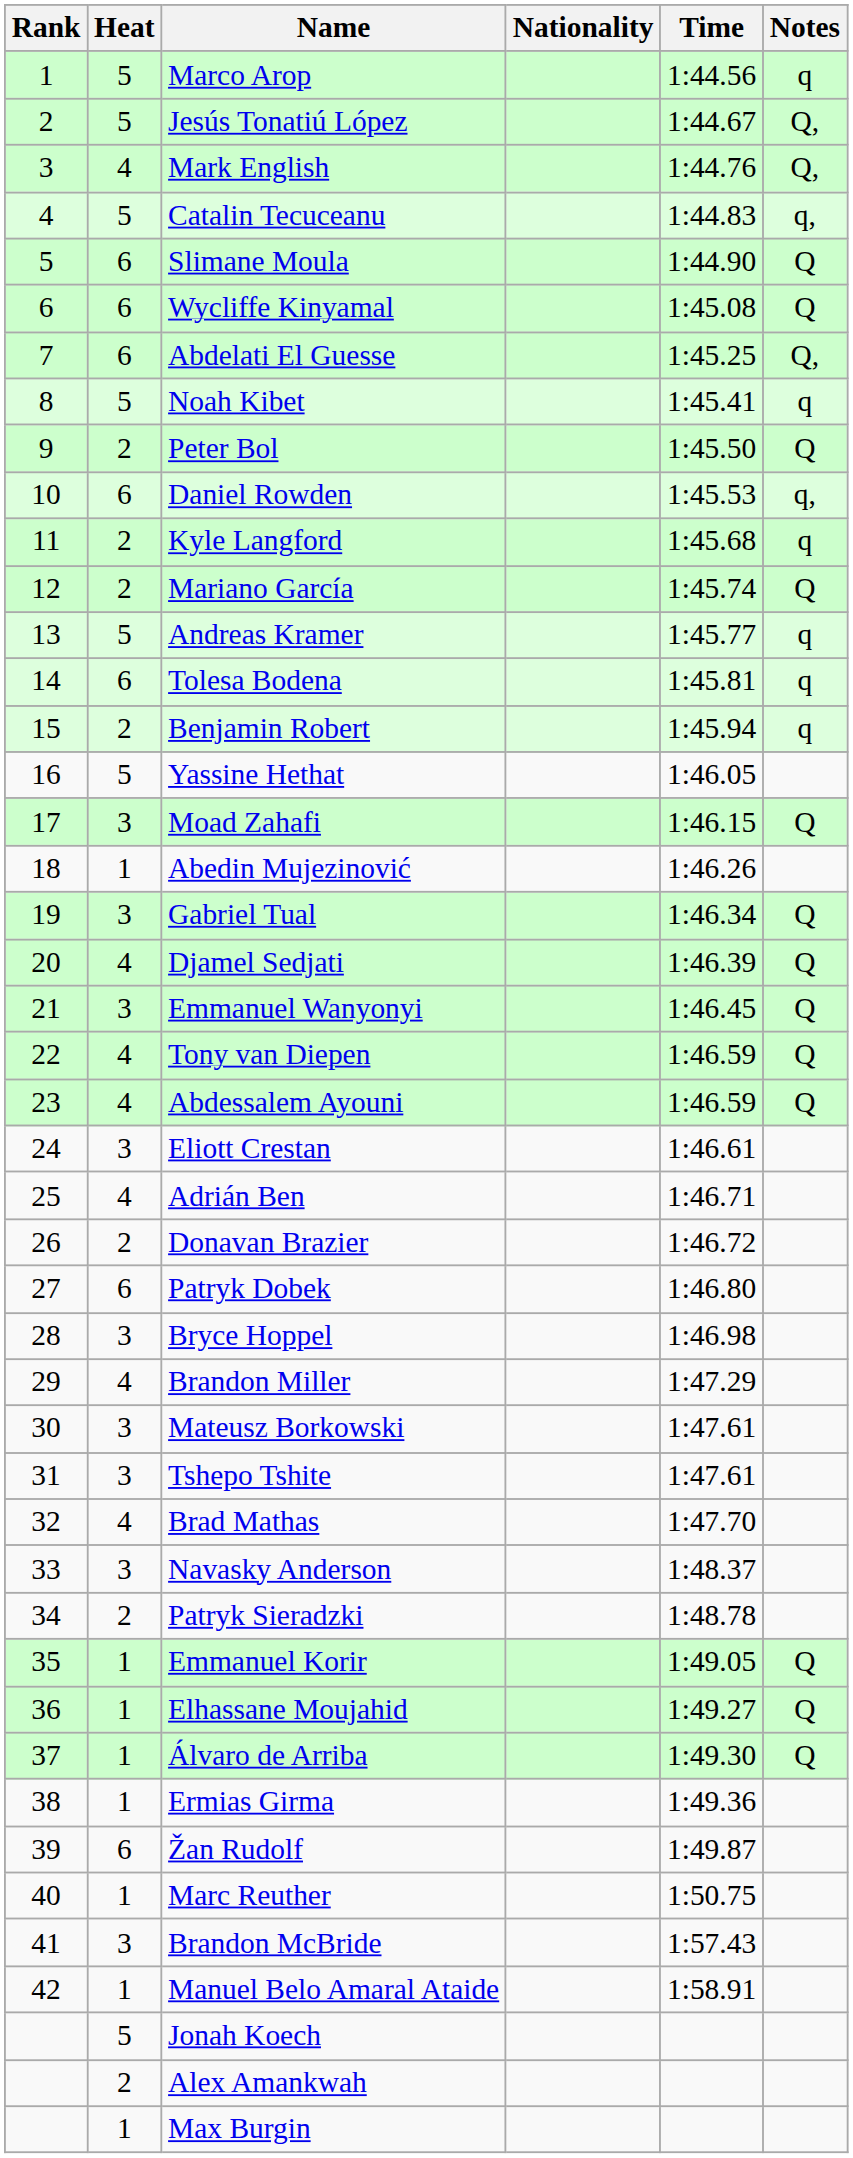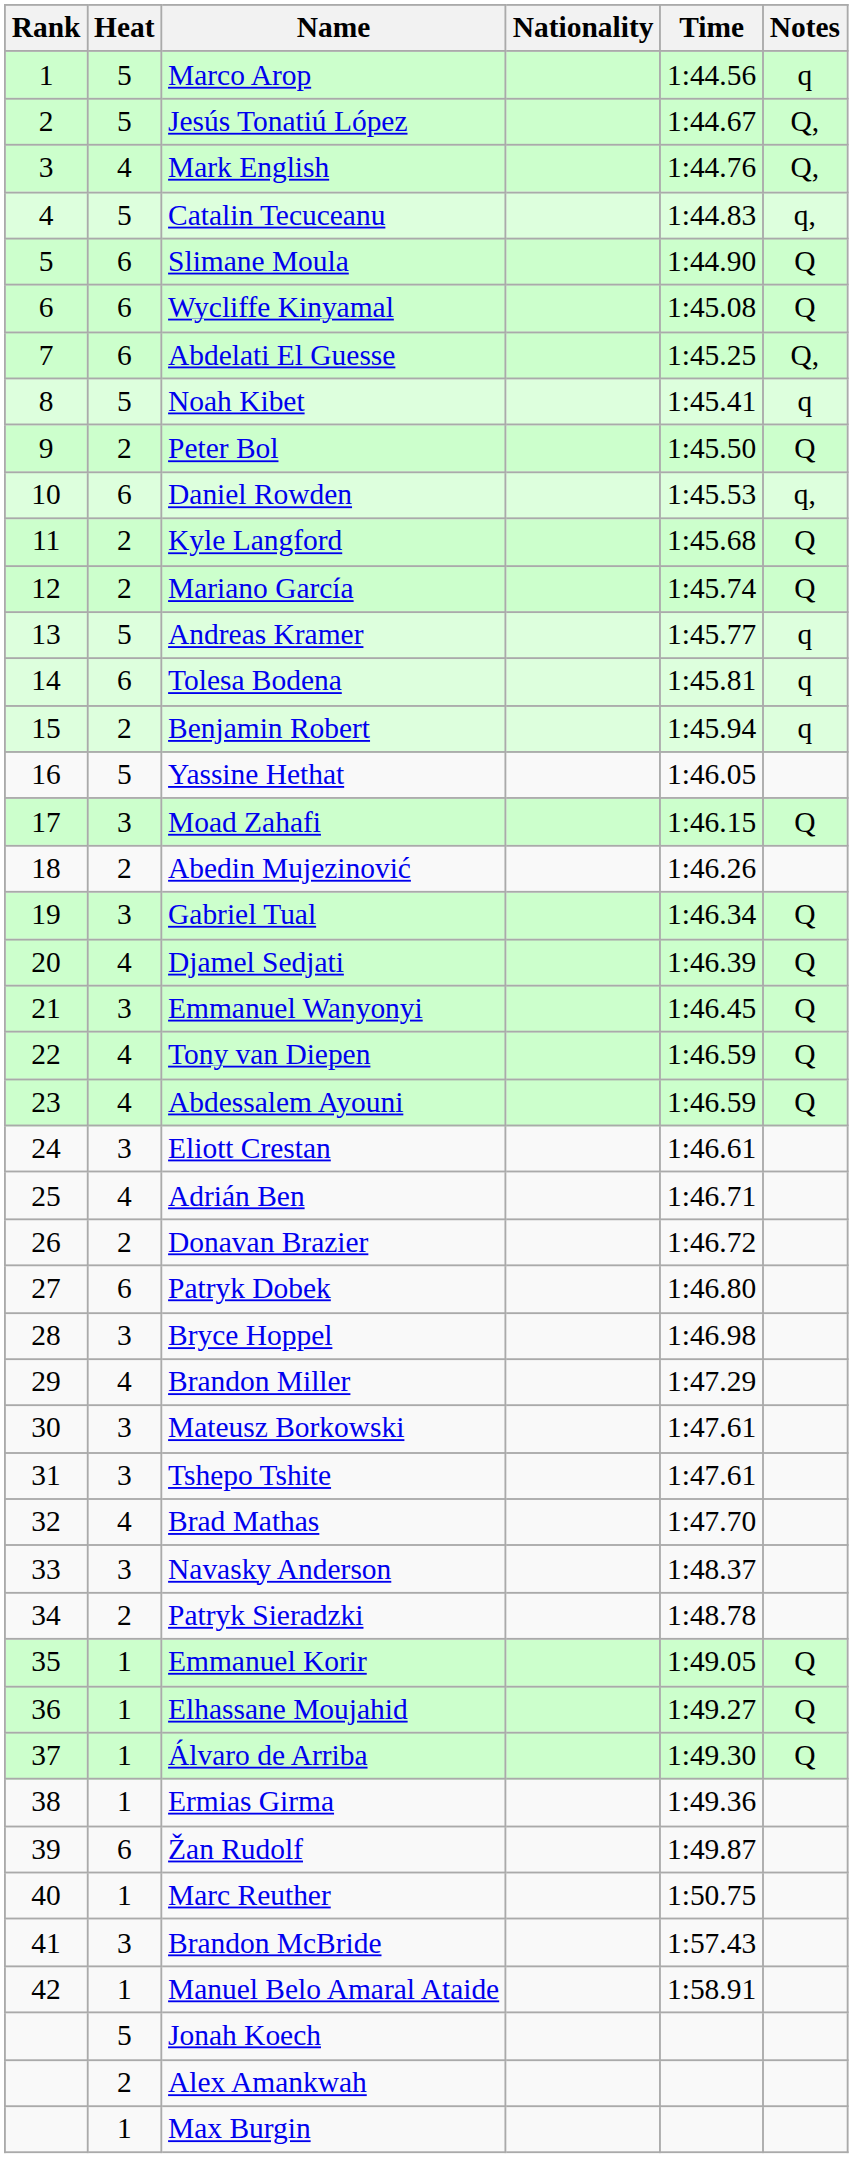(805, 541) q -> (805, 541) Q
(124, 868) 1 -> (124, 868) 2
